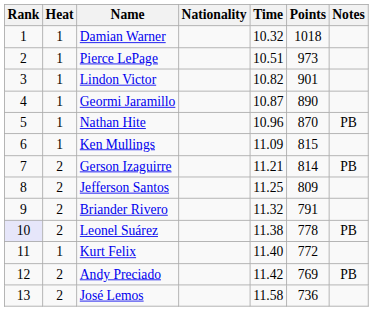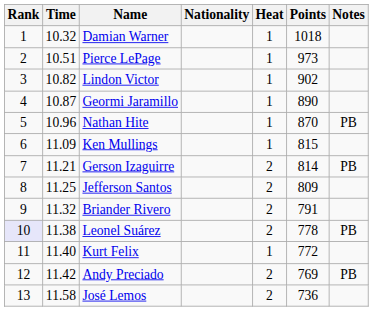columns swapped: (60, 15) <-> (268, 15)
(308, 79) 901 -> (308, 79) 902
